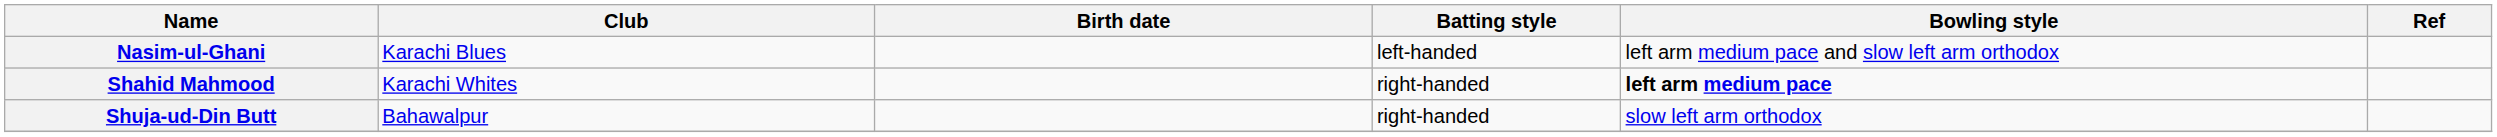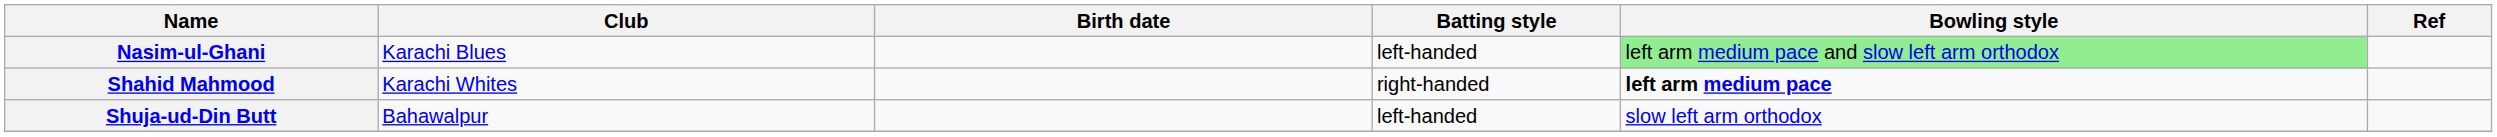(1842, 52) no background -> (1842, 52) lightgreen background
(1433, 116) right-handed -> (1427, 116) left-handed
